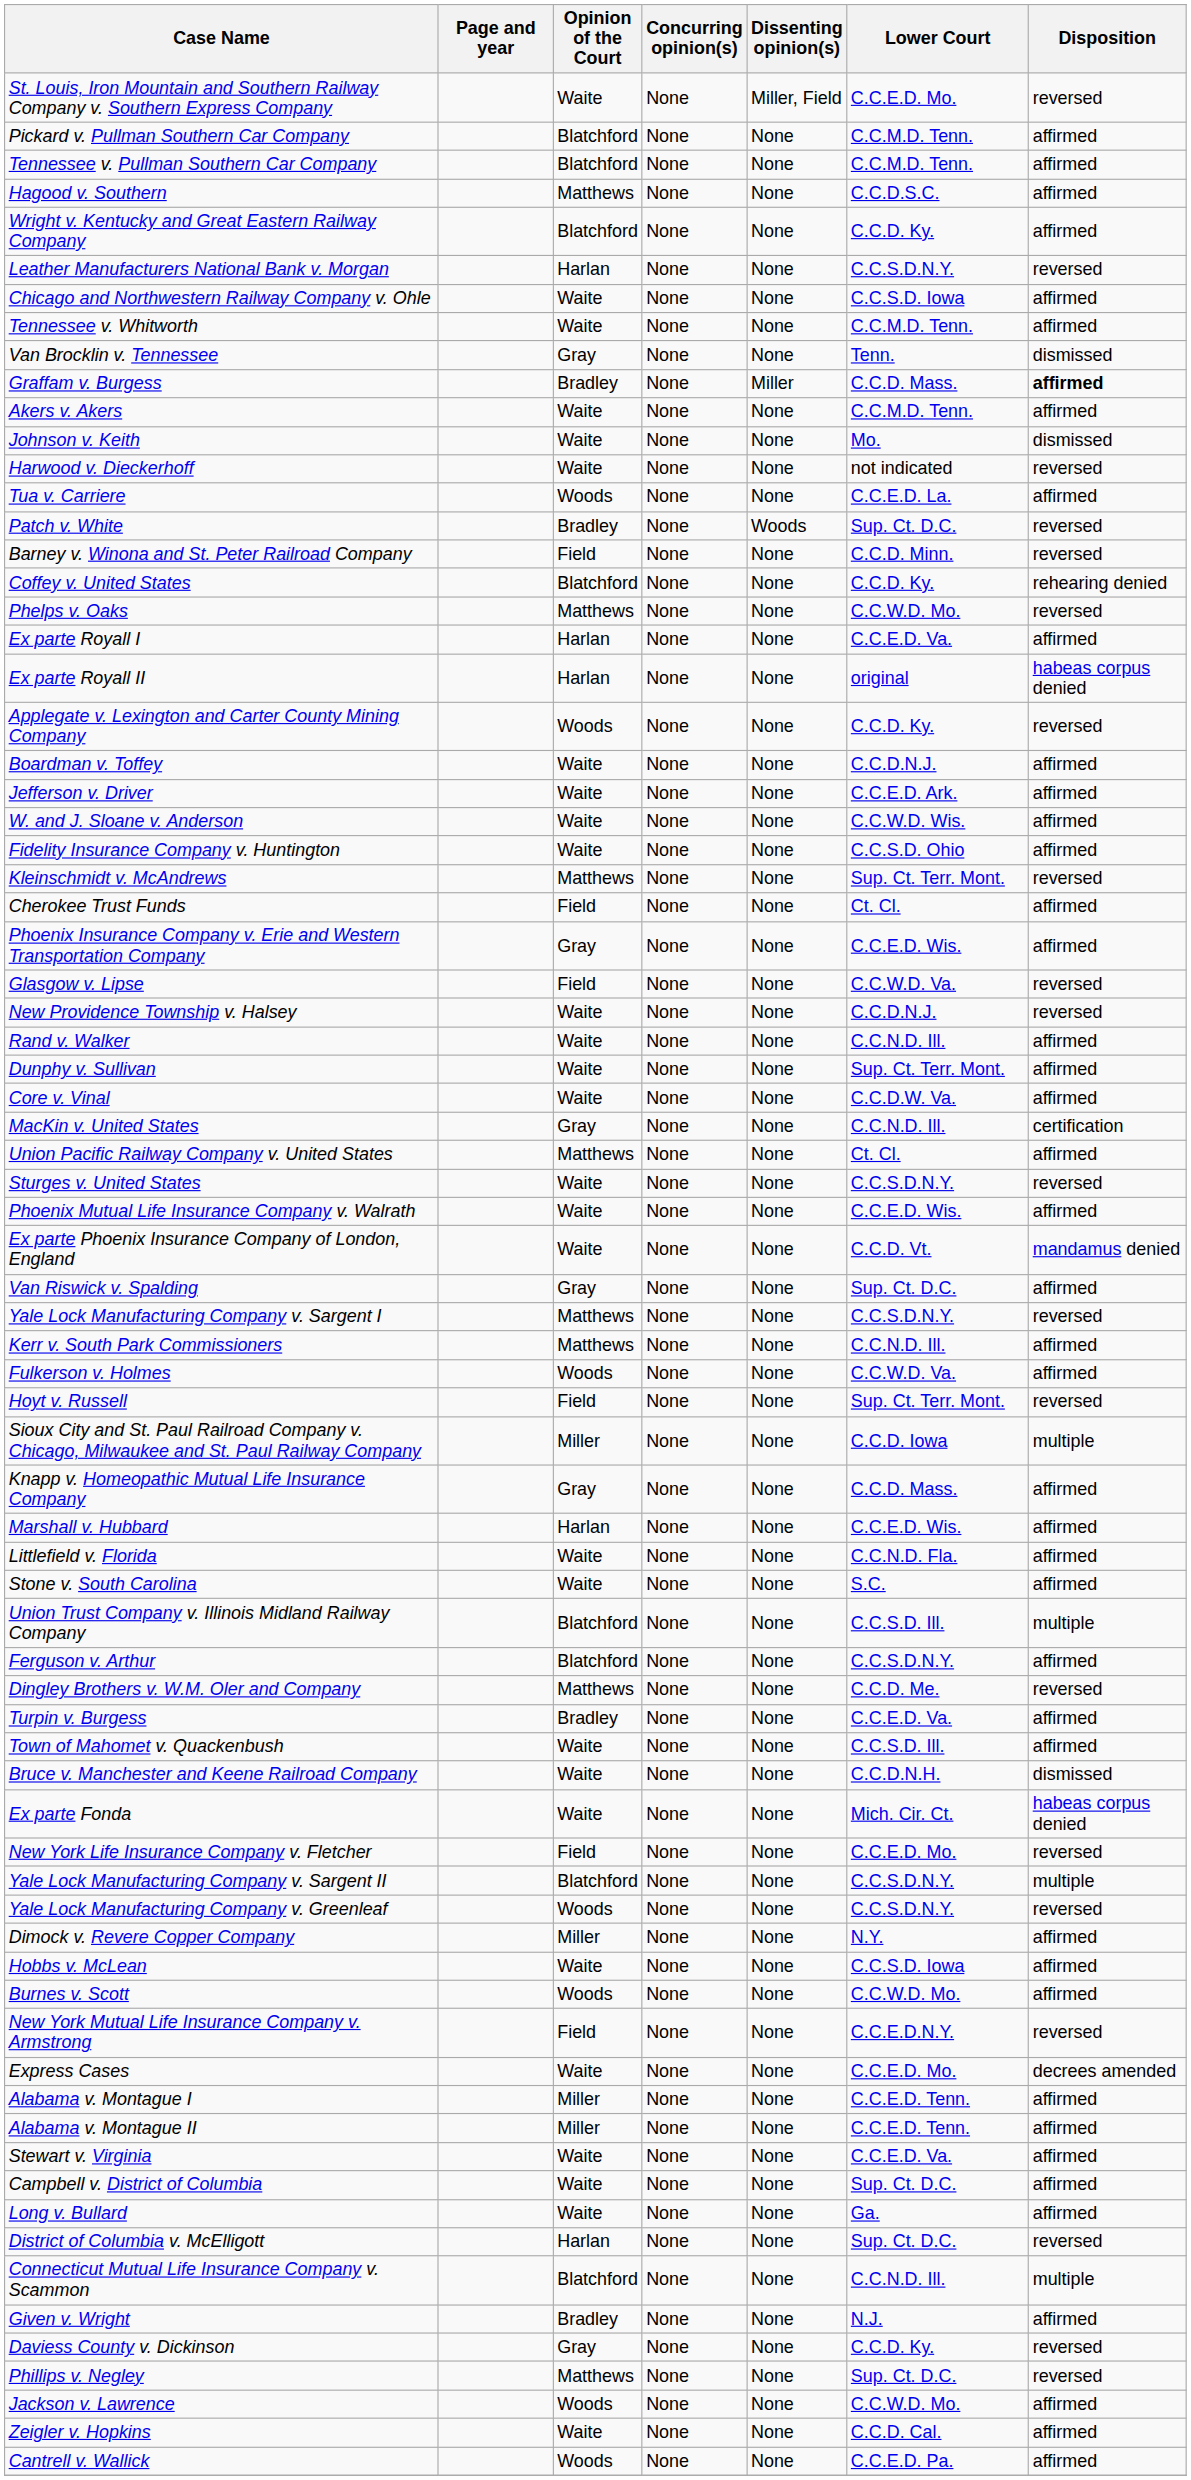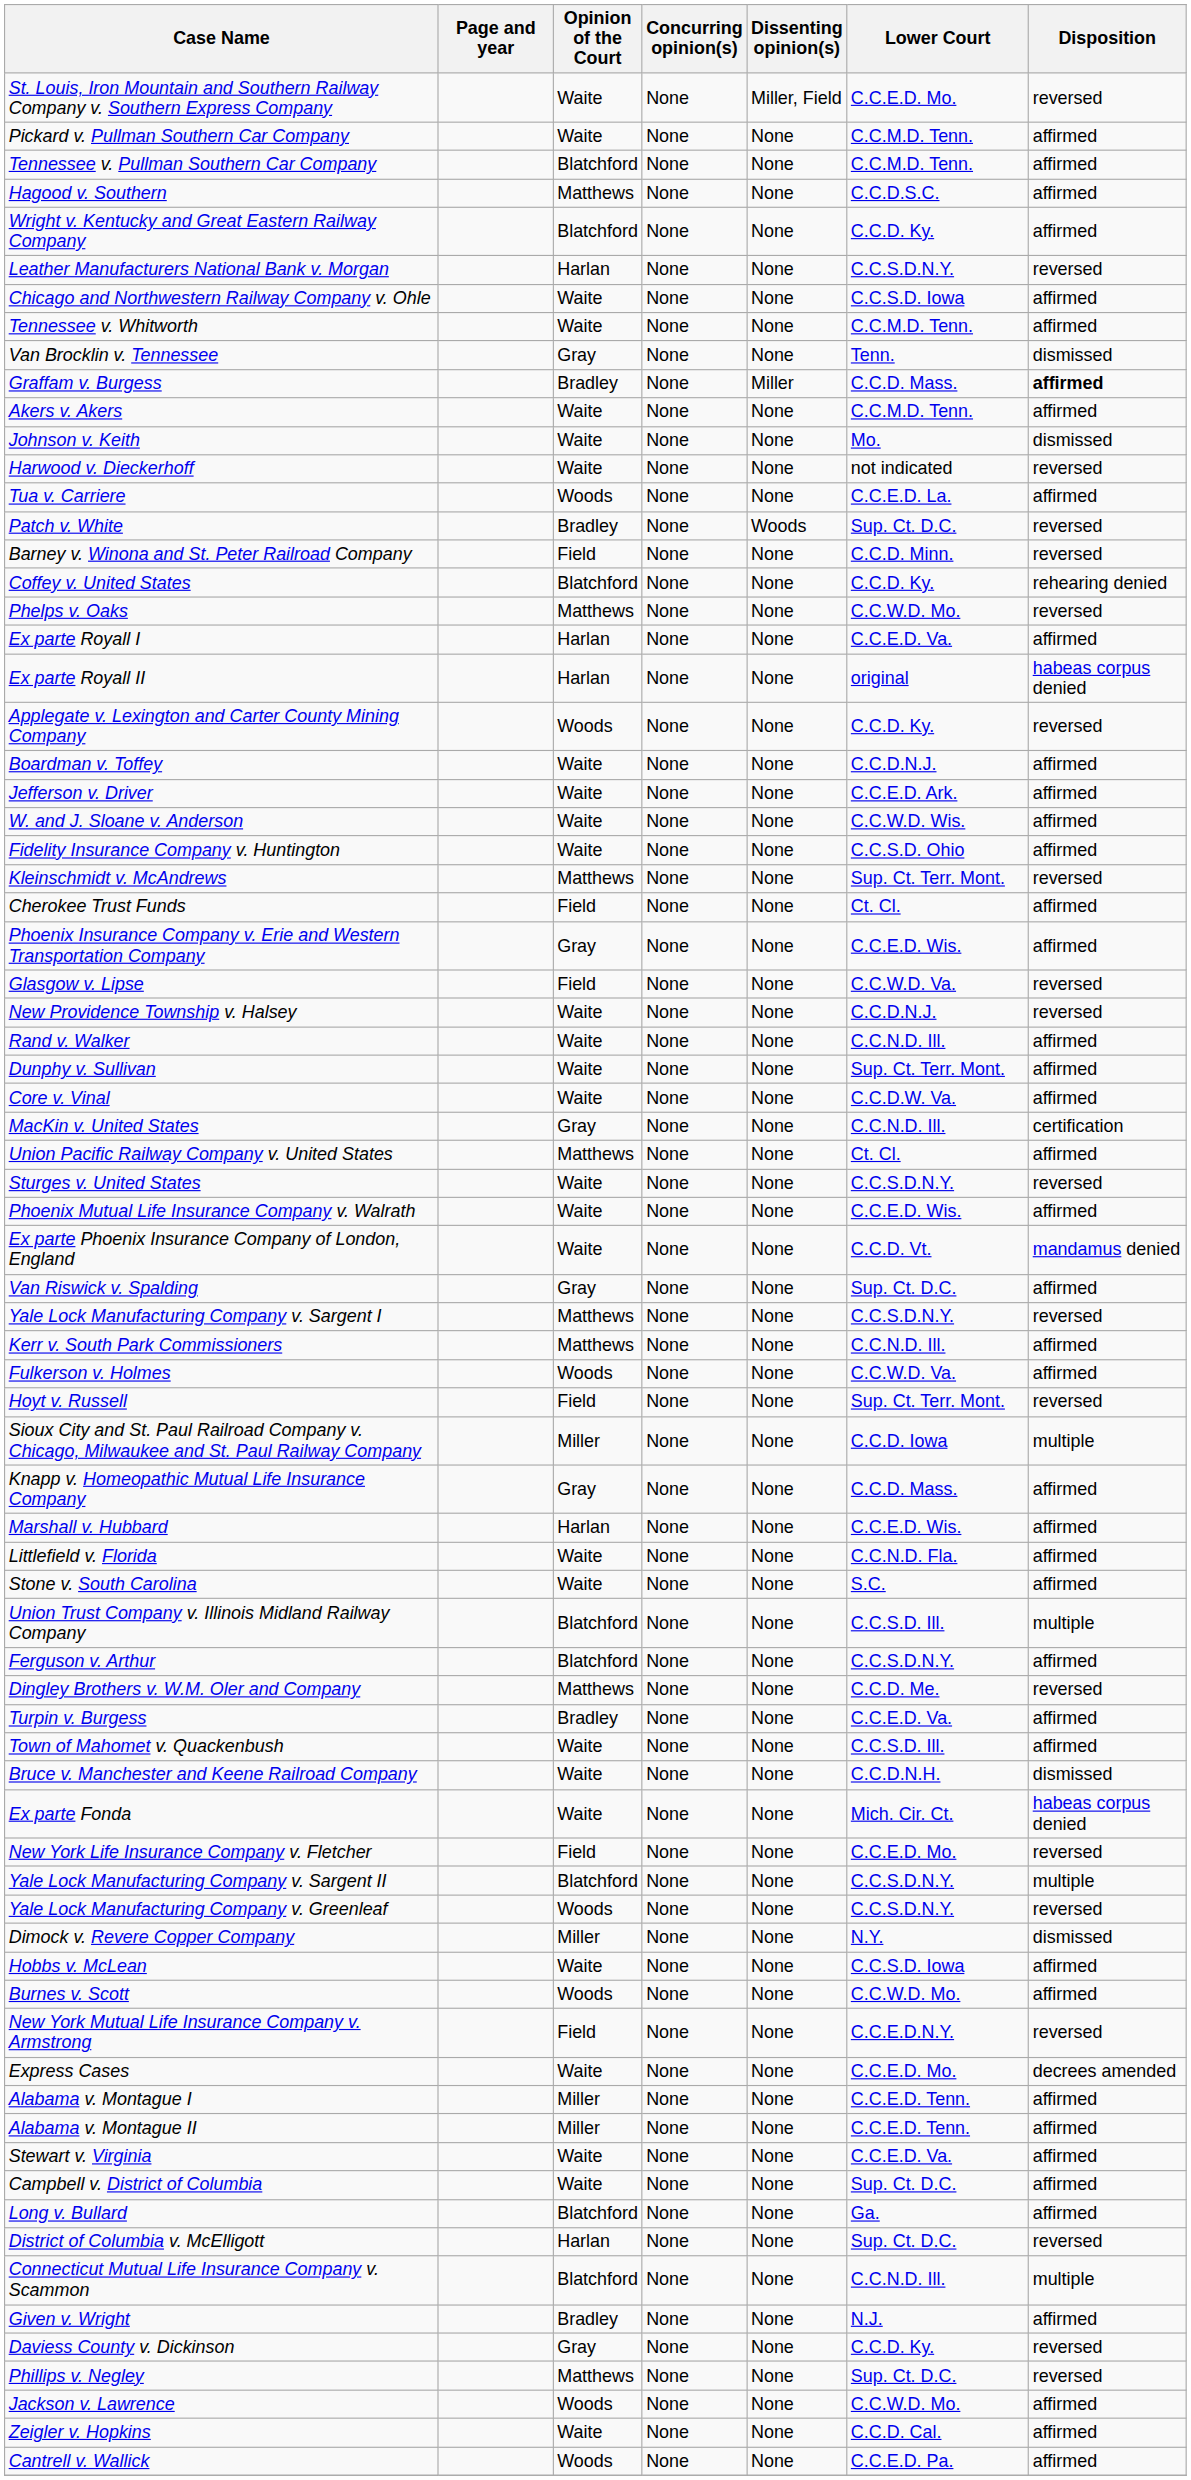(598, 136) Blatchford -> (580, 136) Waite
(1065, 1937) affirmed -> (1073, 1937) dismissed
(580, 2213) Waite -> (598, 2213) Blatchford
